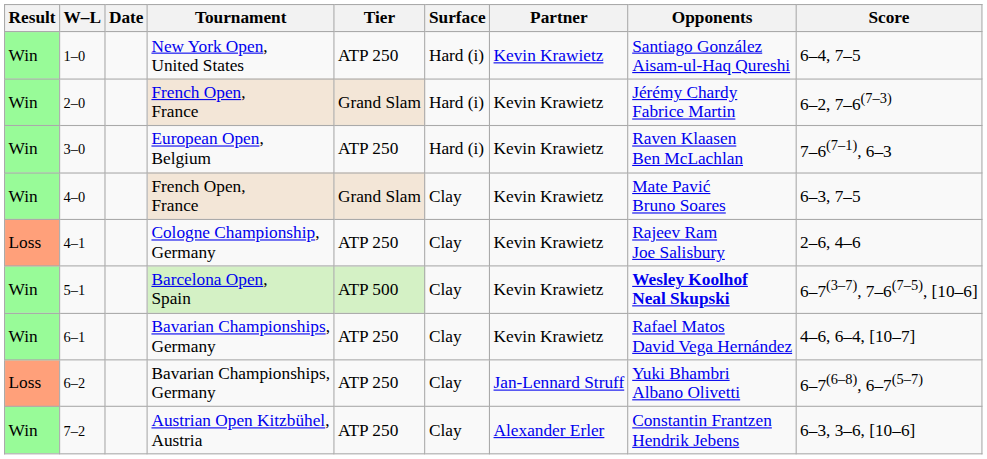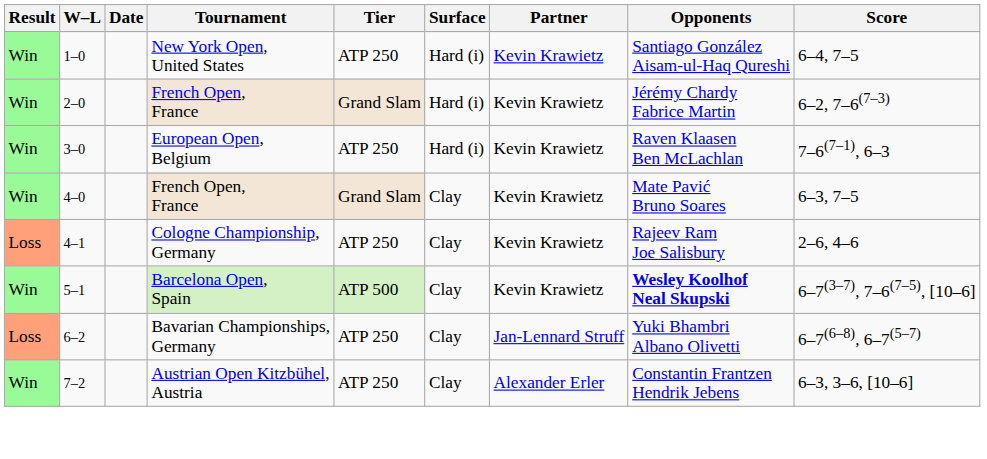- row: (74, 337)
